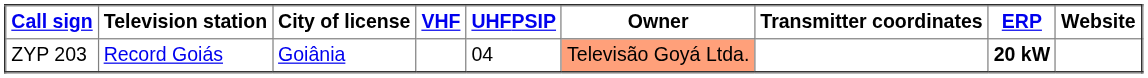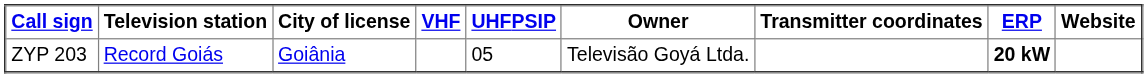(482, 55) 04 -> (482, 55) 05
(658, 55) lightsalmon background -> (658, 55) no background
